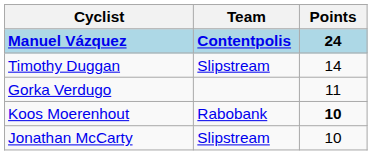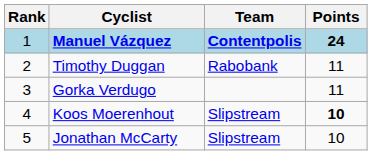+ column: (27, 17)
(234, 65) Slipstream -> (243, 65) Rabobank
(333, 65) 14 -> (336, 65) 11
(232, 114) Rabobank -> (244, 114) Slipstream
